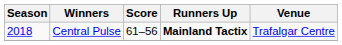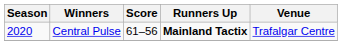(20, 31) 2018 -> (20, 31) 2020
